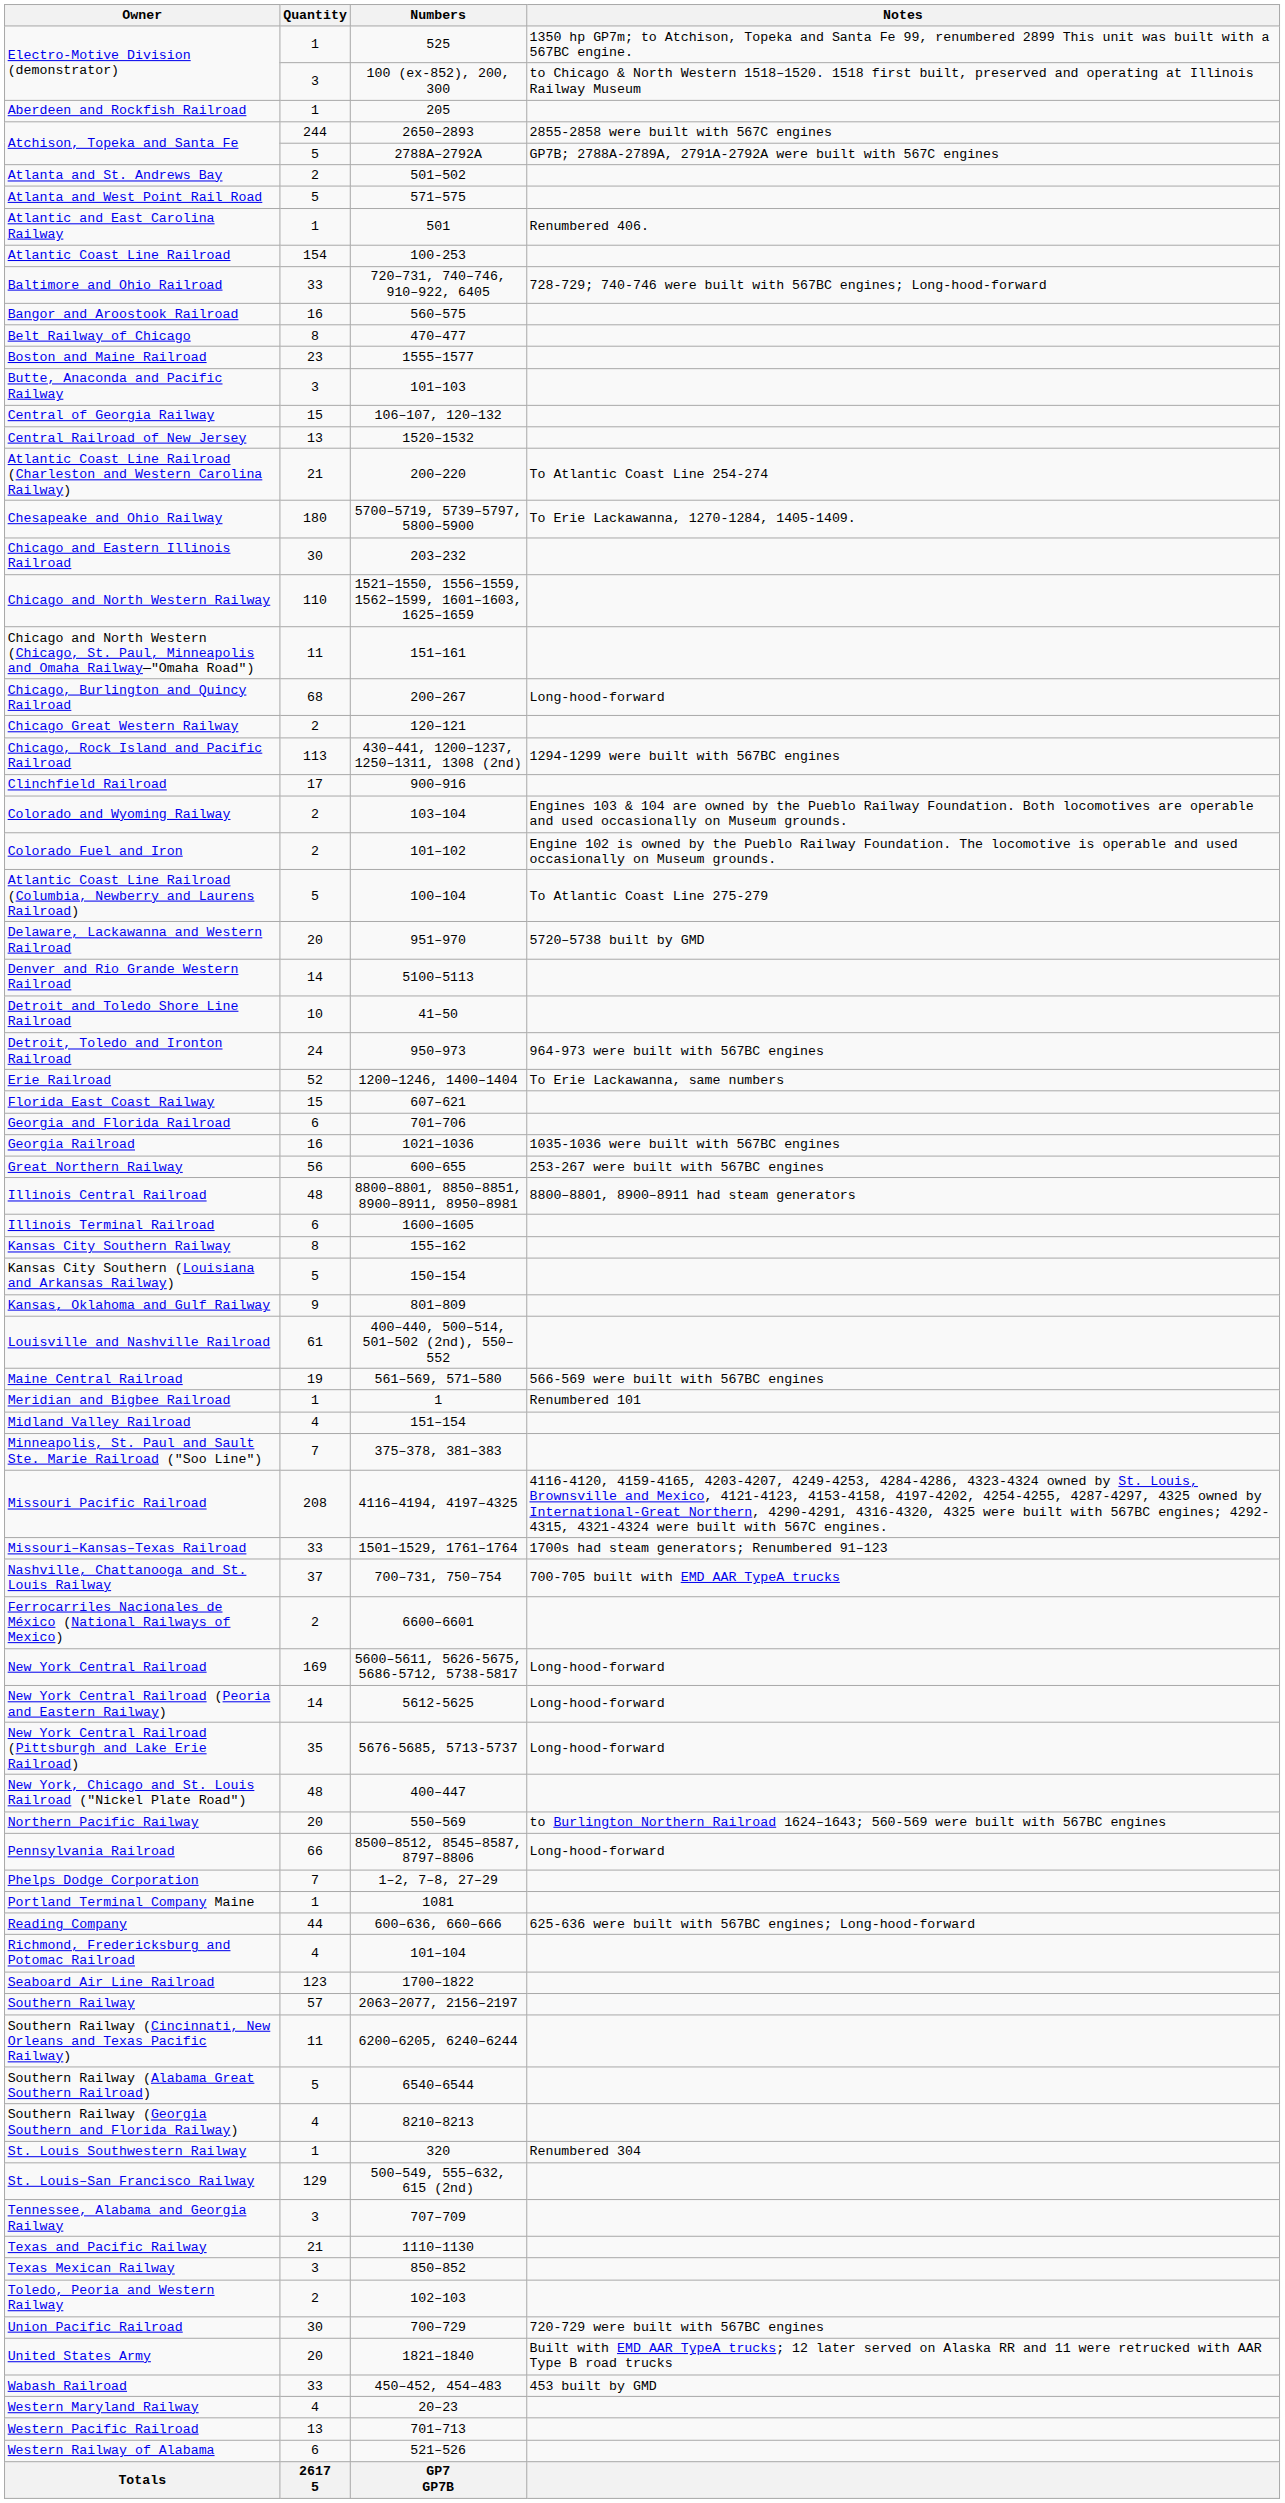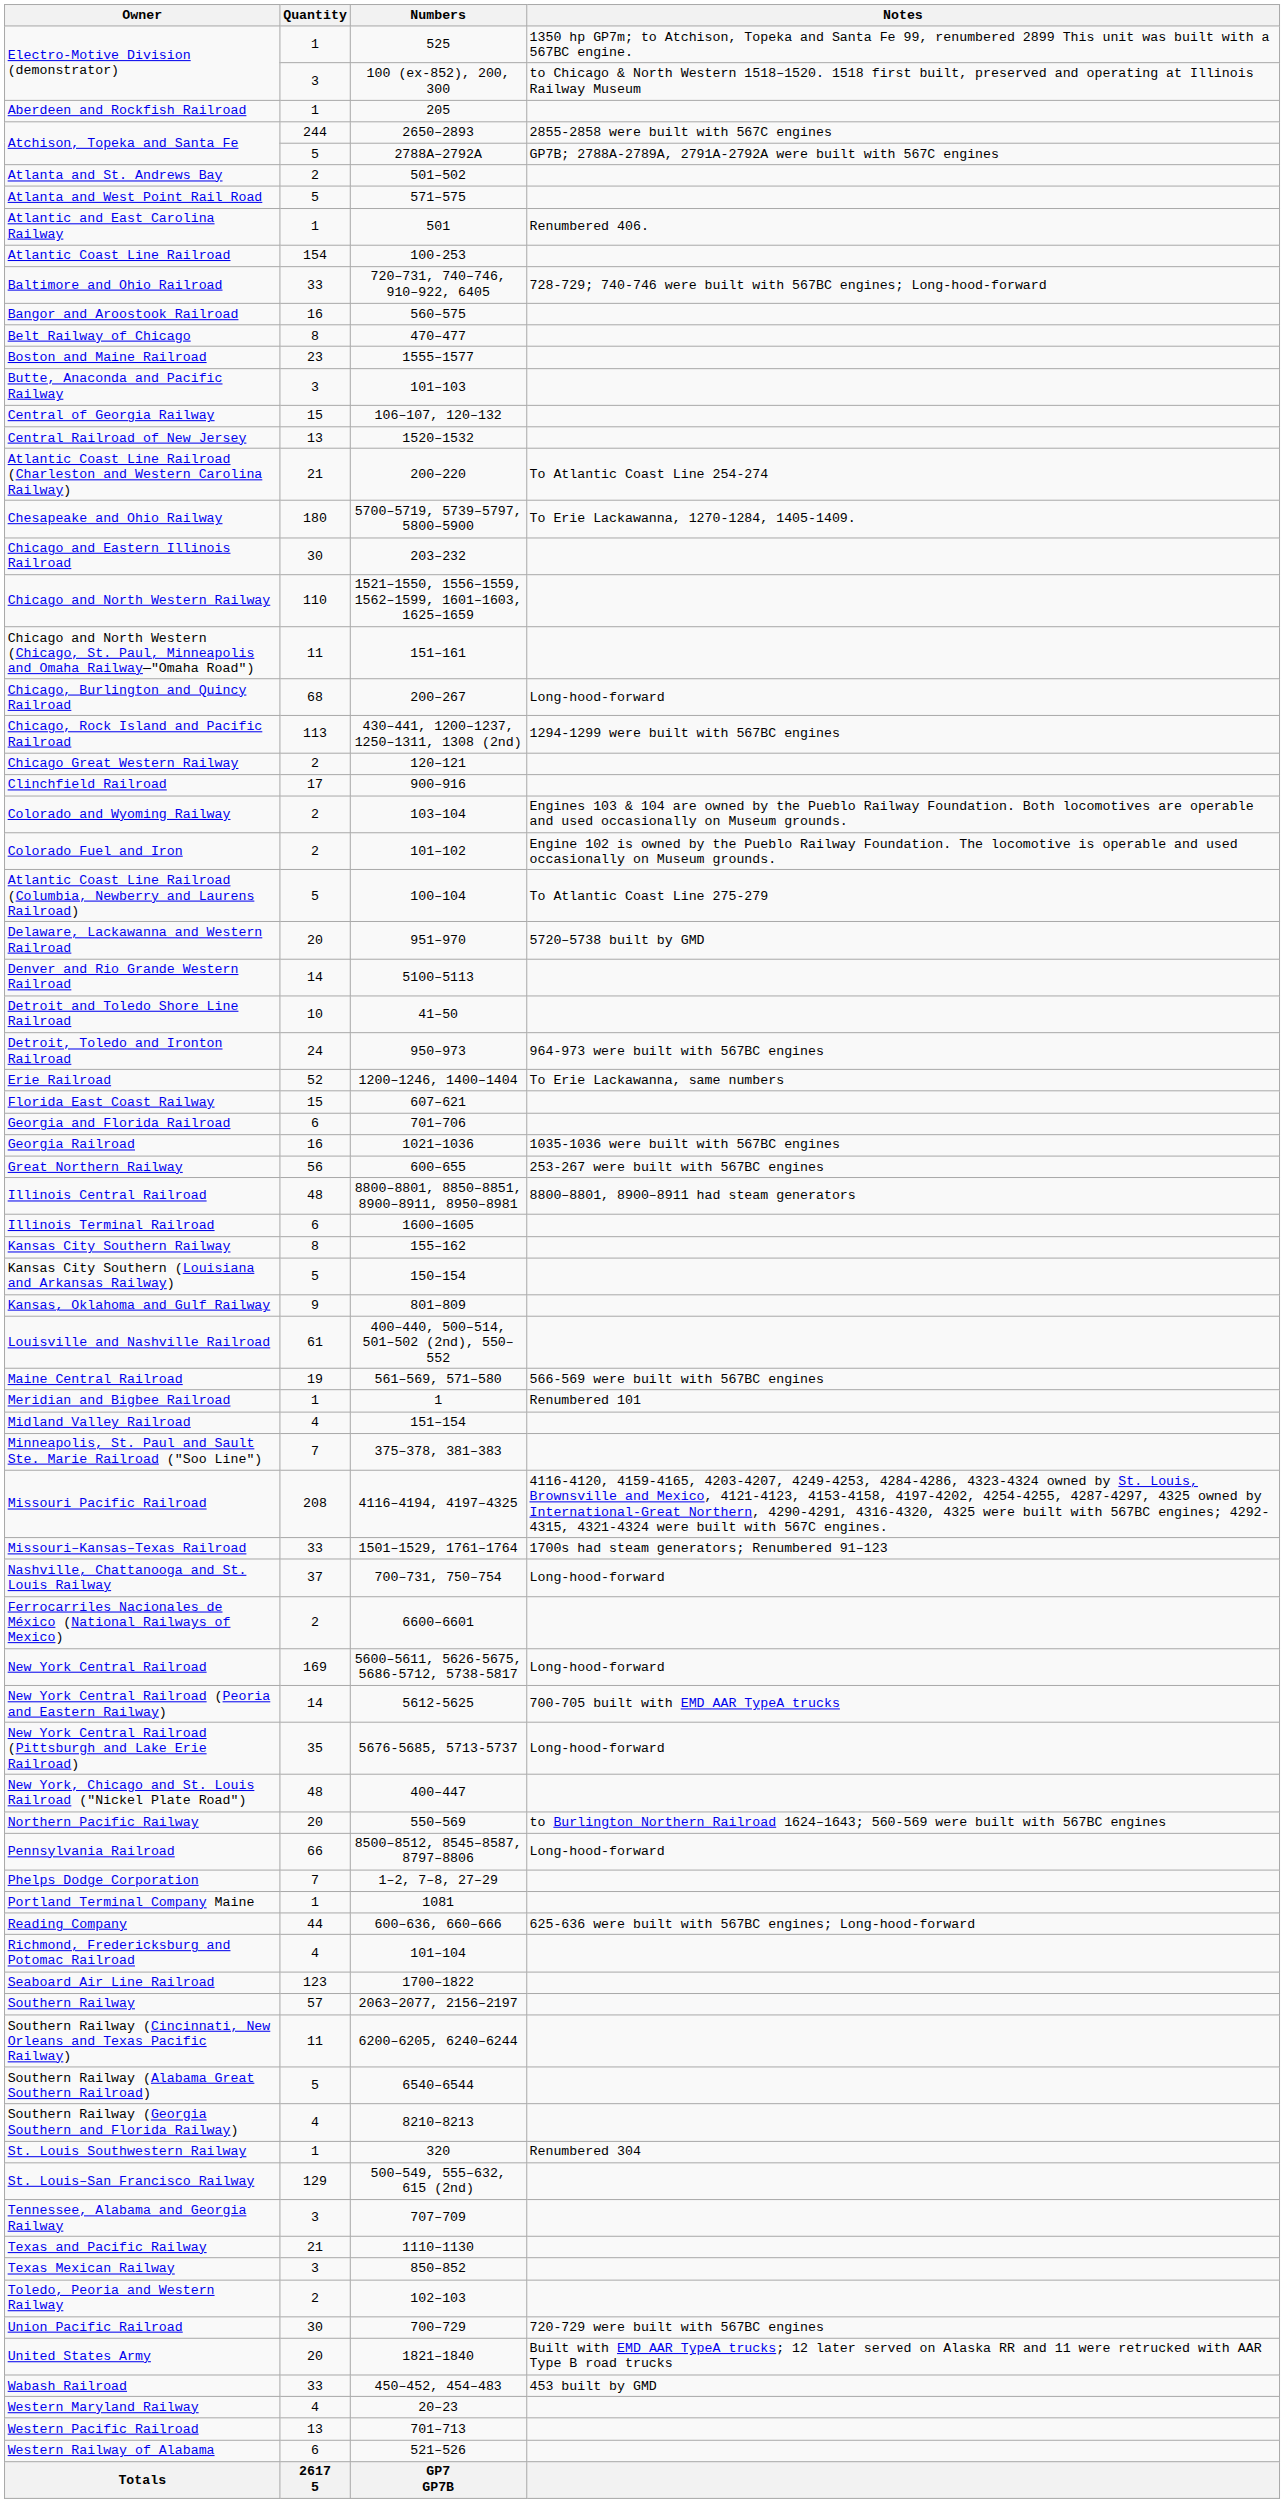rows swapped: (123, 727) <-> (135, 756)
(685, 1578) 700-705 built with EMD AAR TypeA trucks -> (597, 1578) Long-hood-forward
(597, 1704) Long-hood-forward -> (685, 1704) 700-705 built with EMD AAR TypeA trucks
